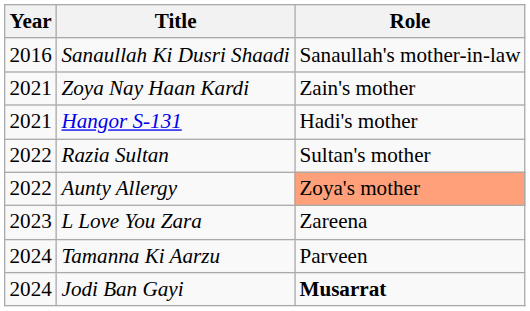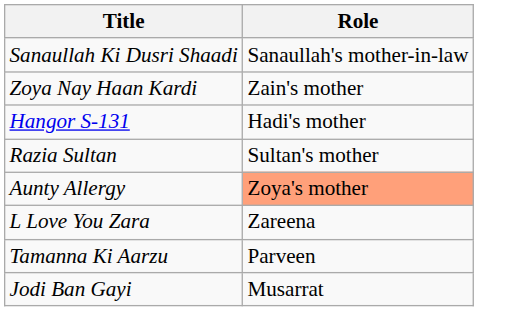- column: (31, 21)
(343, 289) bold -> (286, 289) normal
